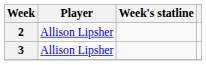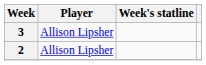rows swapped: (21, 32) <-> (21, 50)
